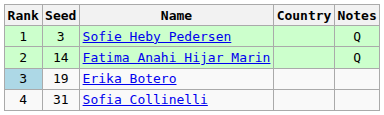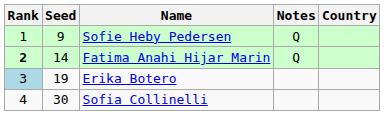columns swapped: (304, 15) <-> (357, 15)
(61, 36) 3 -> (61, 36) 9
(23, 57) normal -> (23, 57) bold
(61, 100) 31 -> (61, 100) 30
